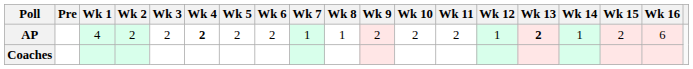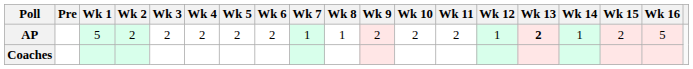(97, 34) 4 -> (97, 34) 5
(202, 34) bold -> (202, 34) normal
(662, 34) 6 -> (662, 34) 5
